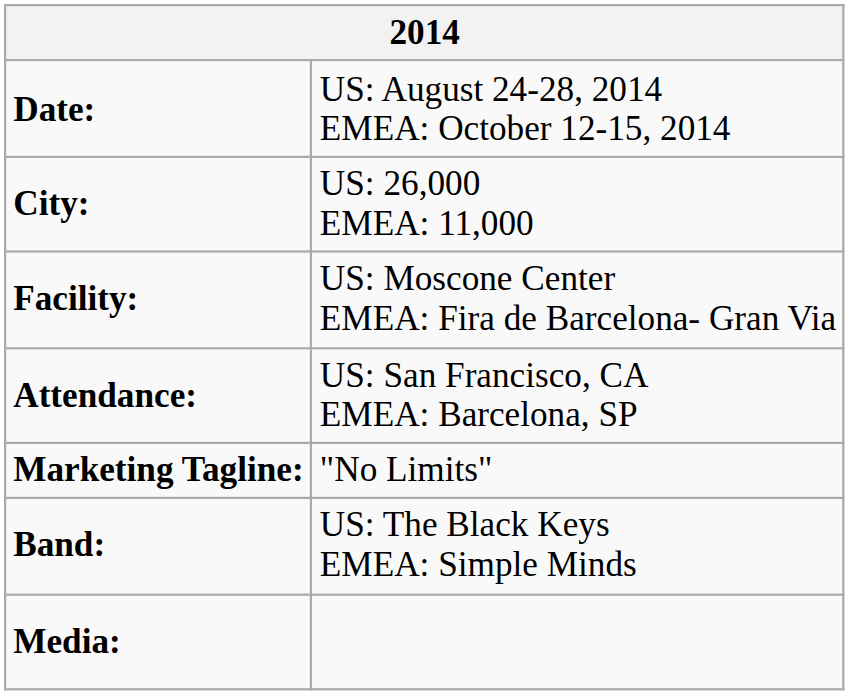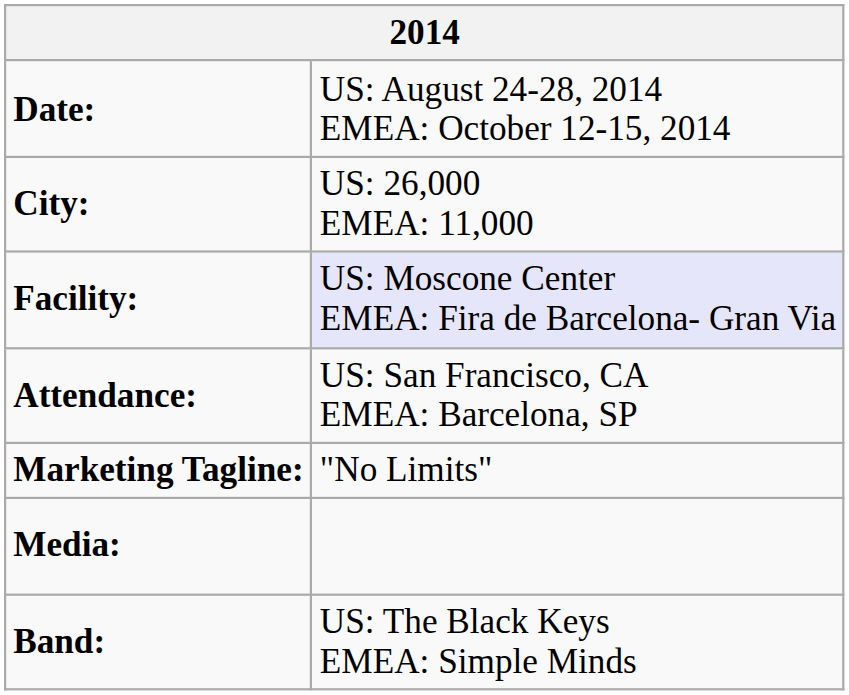(578, 298) no background -> (578, 298) lavender background
rows swapped: (59, 545) <-> (67, 640)
